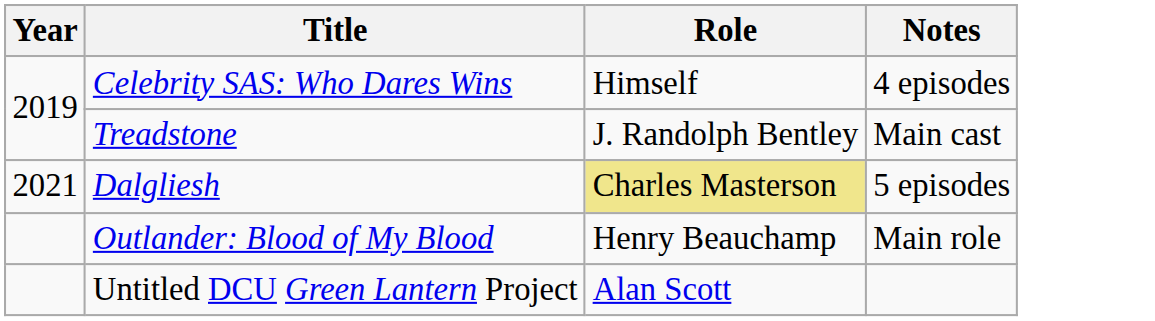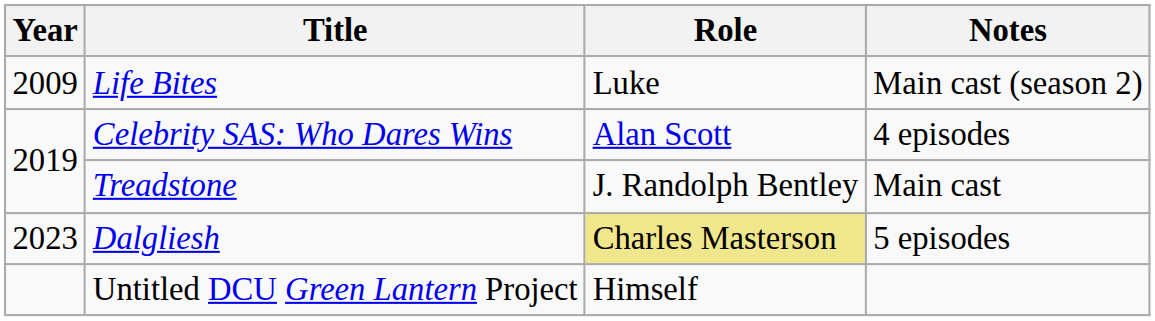+ row: (155, 82)
(645, 82) Himself -> (662, 133) Alan Scott
(45, 185) 2021 -> (45, 237) 2023
- row: (293, 237)
(662, 289) Alan Scott -> (645, 289) Himself
